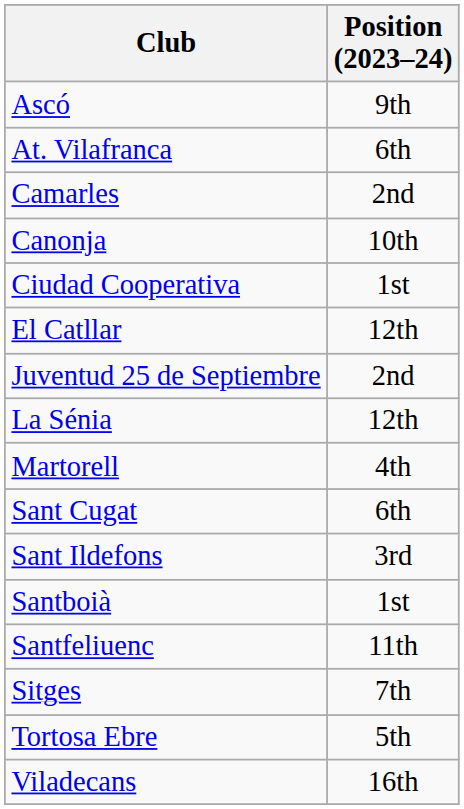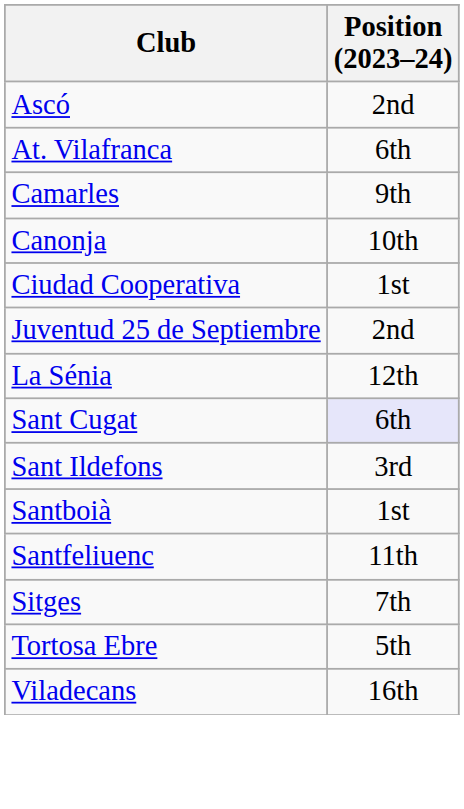(393, 104) 9th -> (393, 104) 2nd
(393, 194) 2nd -> (393, 194) 9th
- row: (66, 330)
- row: (65, 465)
(393, 510) no background -> (393, 420) lavender background
